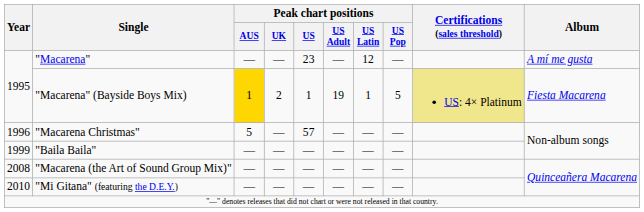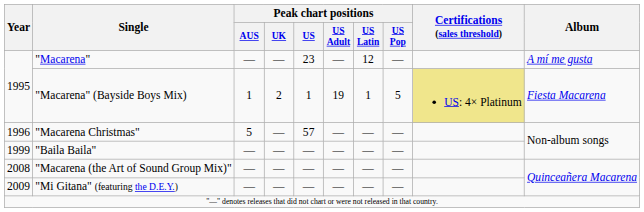(249, 95) gold background -> (249, 95) no background
(19, 186) 2010 -> (19, 186) 2009
